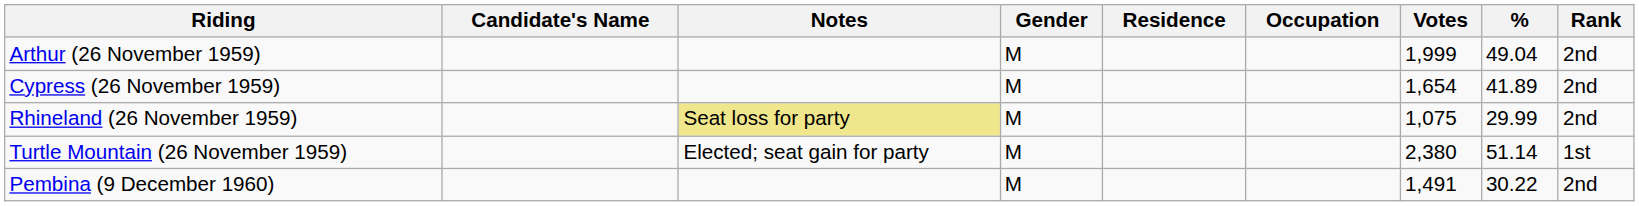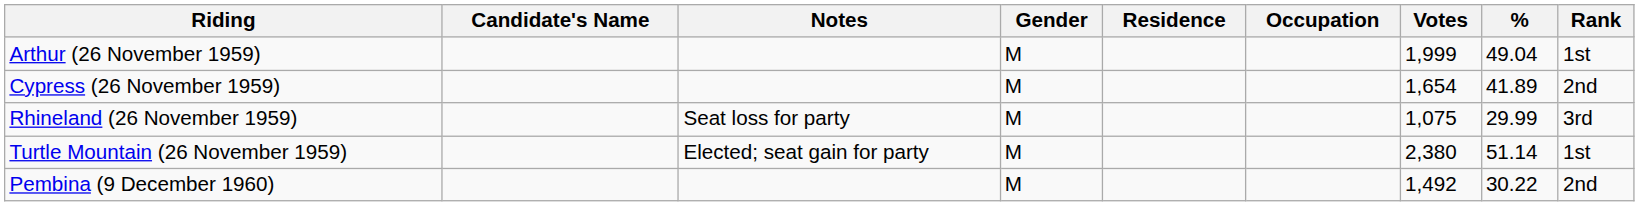(1580, 53) 2nd -> (1577, 53) 1st
(767, 119) khaki background -> (767, 119) no background
(1580, 119) 2nd -> (1578, 119) 3rd
(1431, 184) 1,491 -> (1431, 184) 1,492
